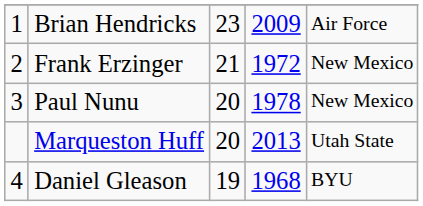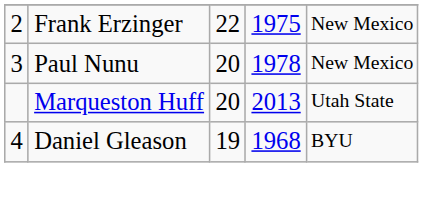- row: (115, 24)
(228, 63) 21 -> (228, 24) 22
(276, 63) 1972 -> (276, 24) 1975
